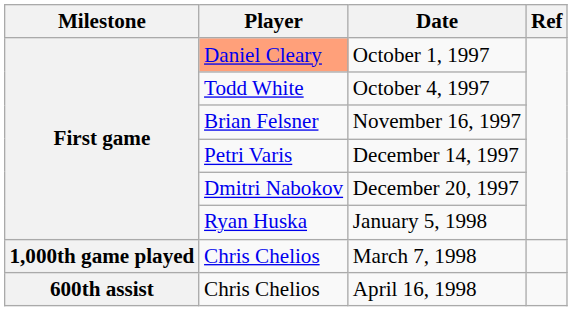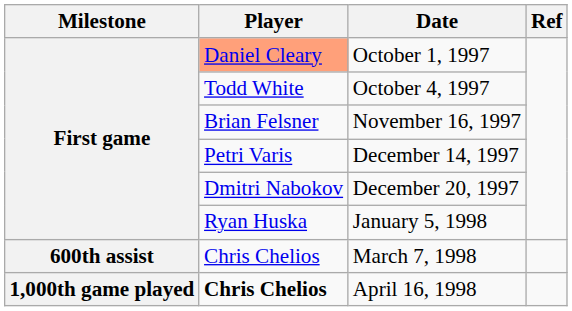(102, 255) 1,000th game played -> (102, 255) 600th assist
(102, 289) 600th assist -> (102, 289) 1,000th game played
(262, 289) normal -> (265, 289) bold
